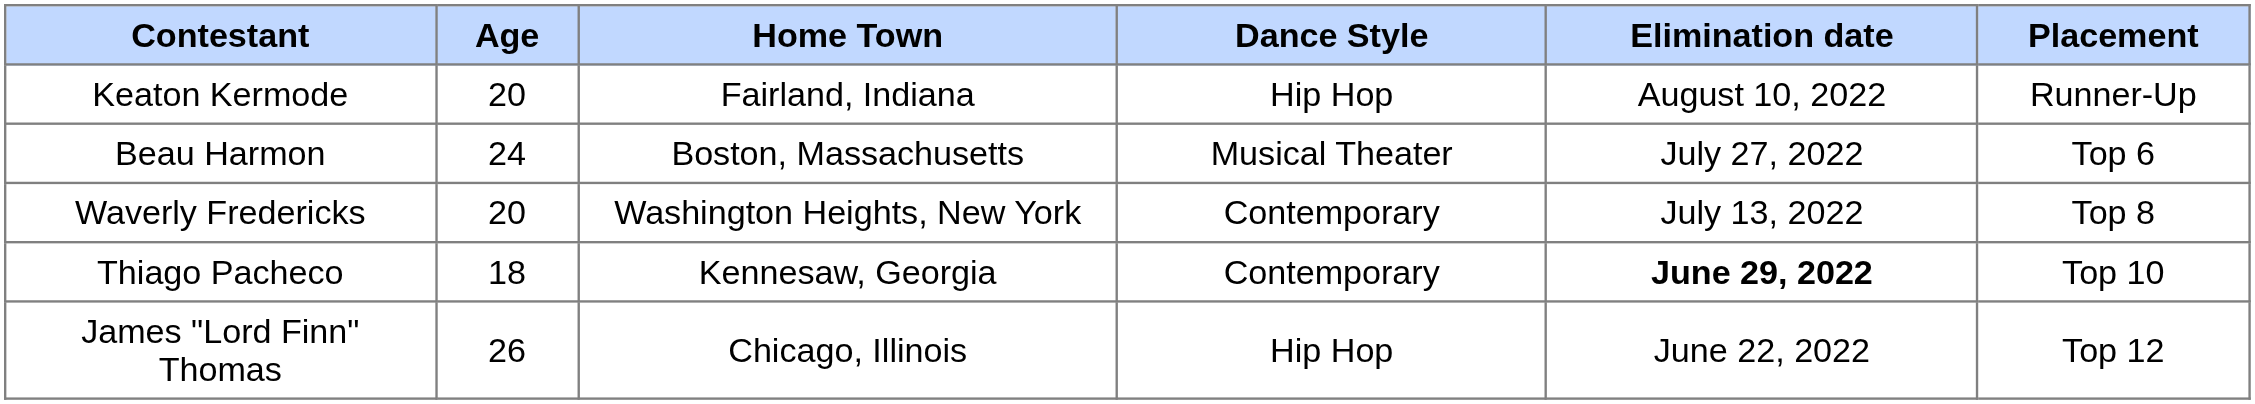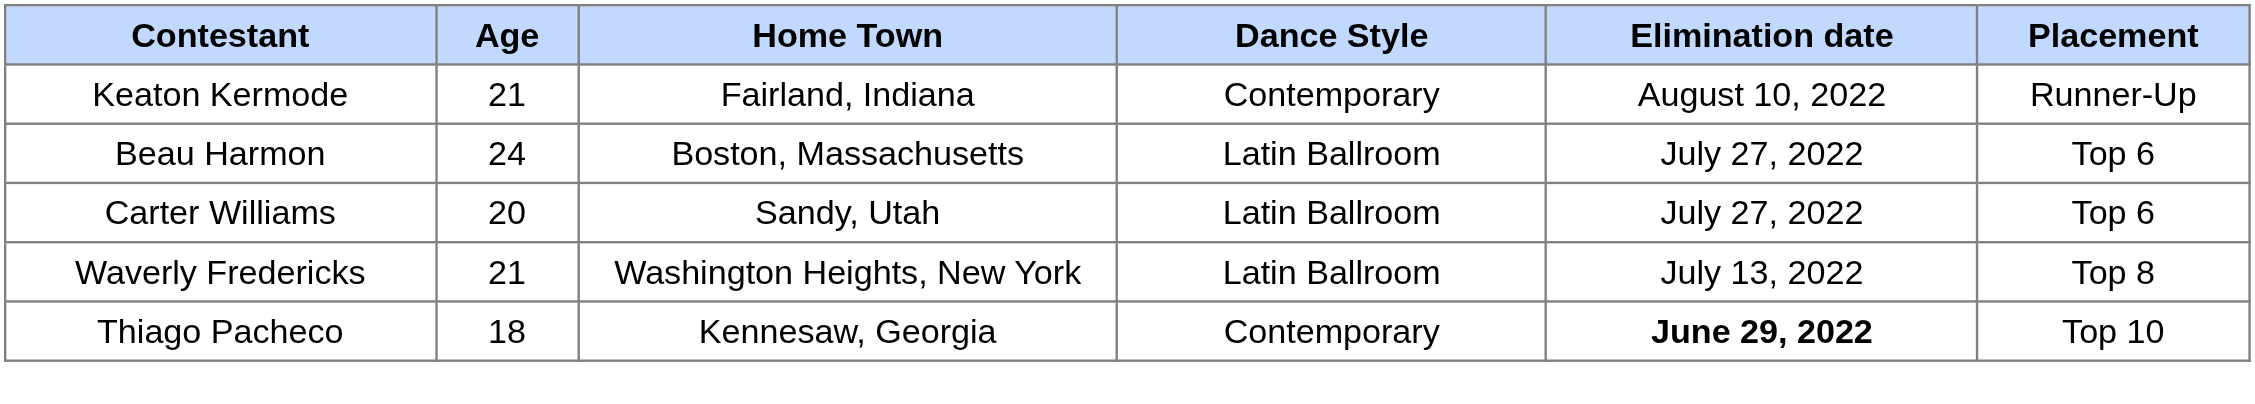(507, 94) 20 -> (507, 94) 21
(1332, 94) Hip Hop -> (1332, 94) Contemporary
(1332, 153) Musical Theater -> (1332, 153) Latin Ballroom
+ row: (220, 213)
(507, 213) 20 -> (507, 272) 21
(1332, 213) Contemporary -> (1332, 272) Latin Ballroom
- row: (220, 350)
